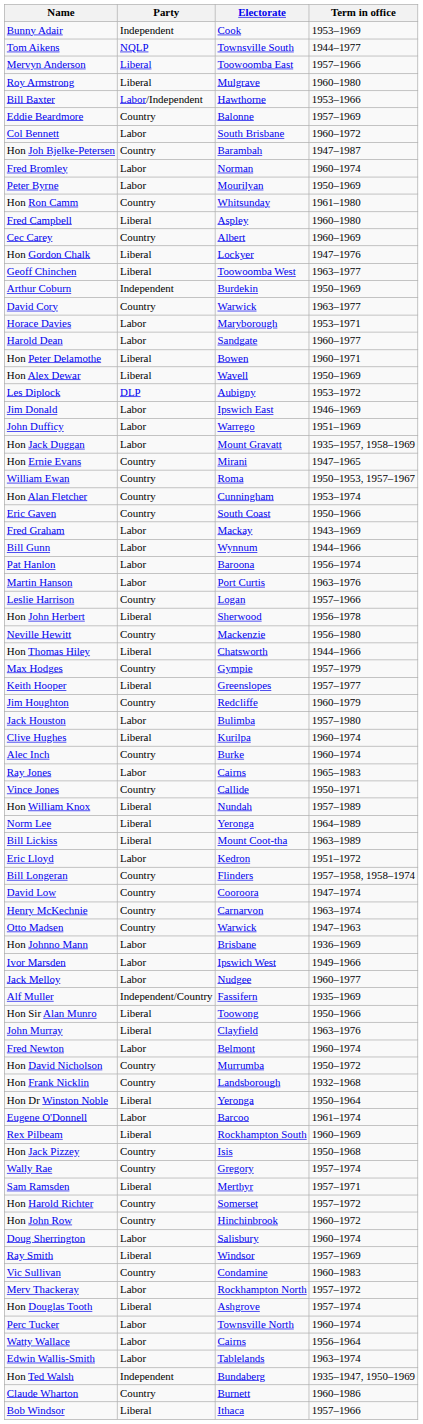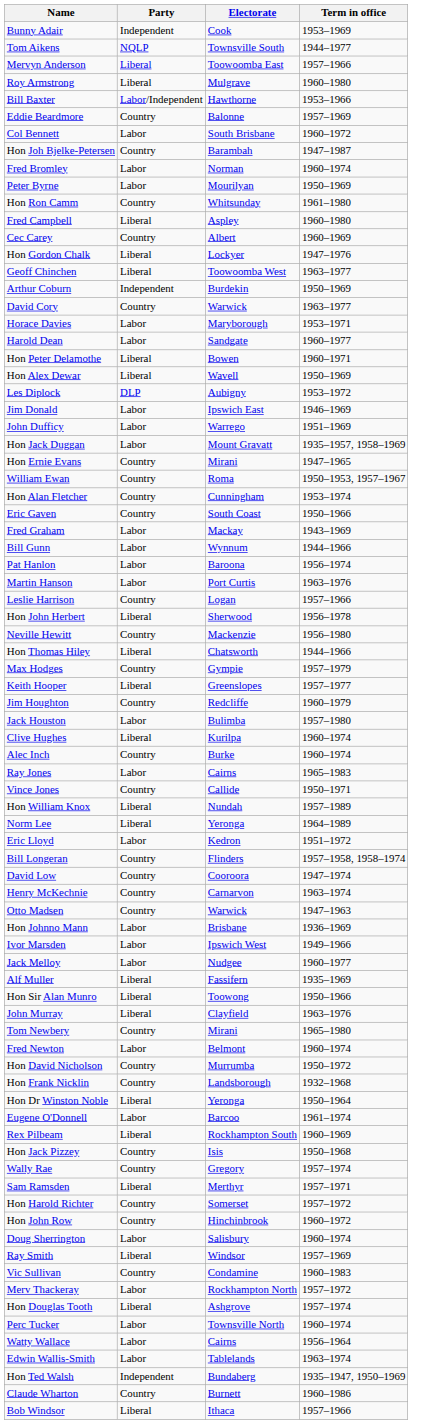- row: (32, 841)
(166, 996) Independent/Country -> (136, 979) Liberal
+ row: (38, 1031)
